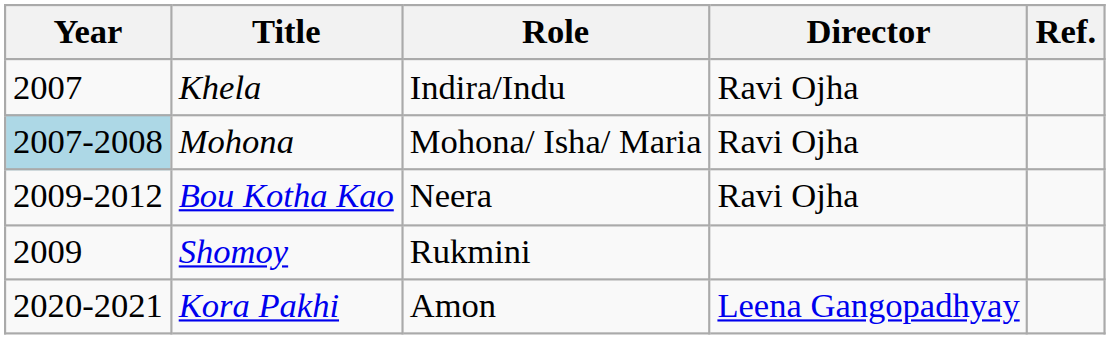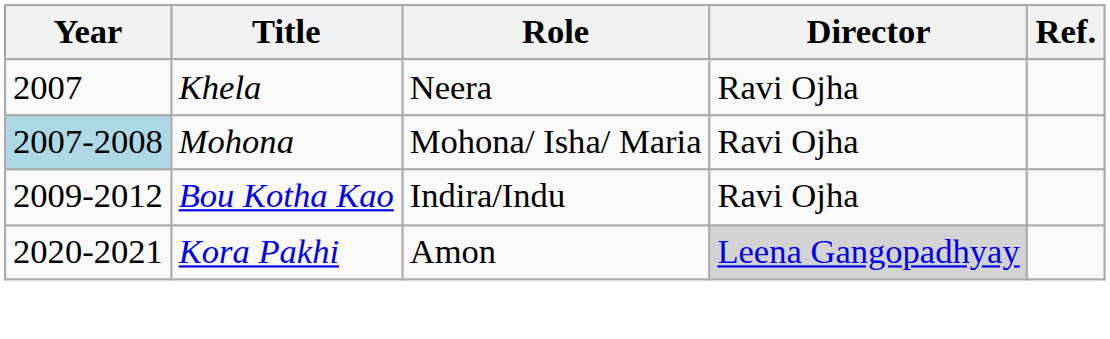(487, 86) Indira/Indu -> (451, 86) Neera
(451, 196) Neera -> (487, 196) Indira/Indu
- row: (233, 251)
(869, 305) no background -> (869, 251) lightgrey background
